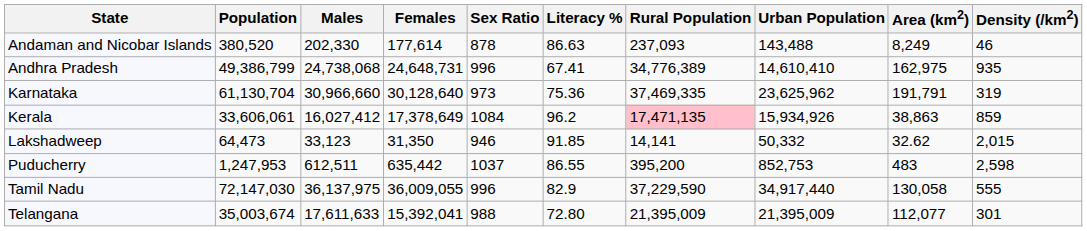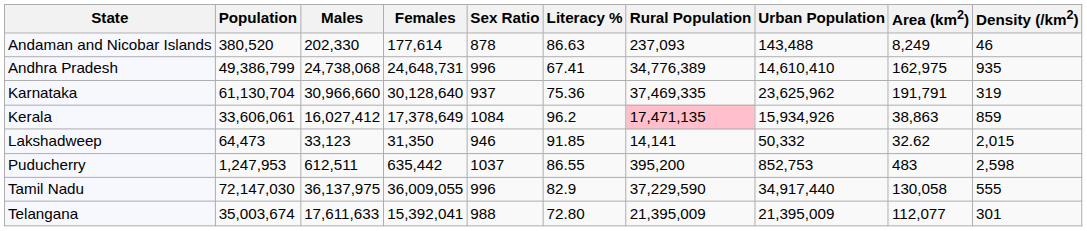(483, 92) 973 -> (483, 92) 937
